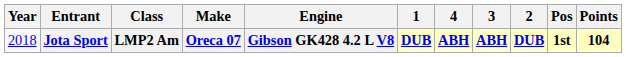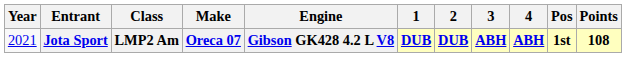columns swapped: (529, 16) <-> (454, 16)
(22, 40) 2018 -> (22, 40) 2021
(599, 40) 104 -> (599, 40) 108
